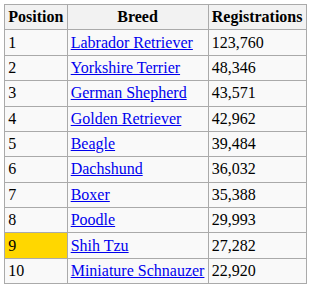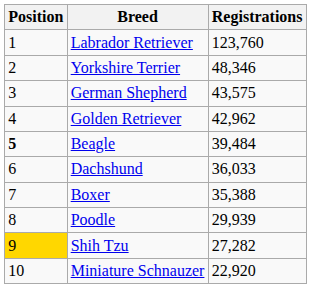(234, 93) 43,571 -> (234, 93) 43,575
(12, 144) normal -> (12, 144) bold
(234, 169) 36,032 -> (234, 169) 36,033
(234, 220) 29,993 -> (234, 220) 29,939
